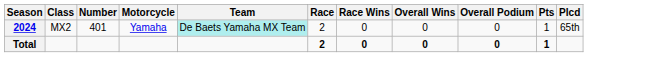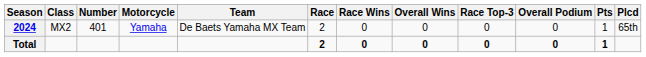+ column: (487, 12)
(242, 28) paleturquoise background -> (242, 28) no background
